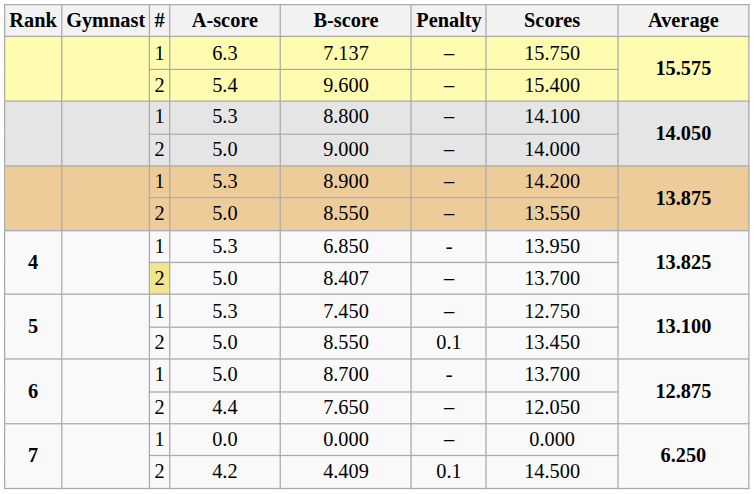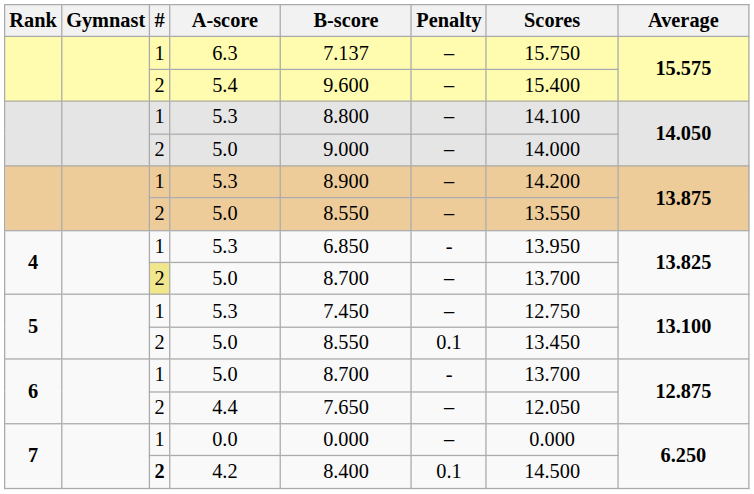(346, 278) 8.407 -> (346, 278) 8.700
(160, 471) normal -> (160, 471) bold
(346, 471) 4.409 -> (346, 471) 8.400
